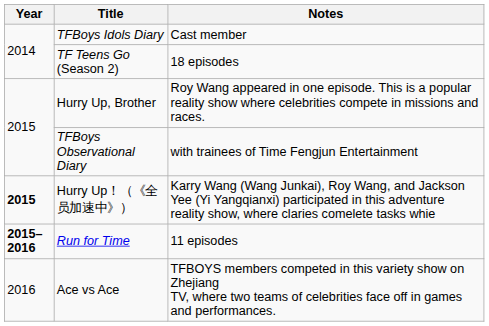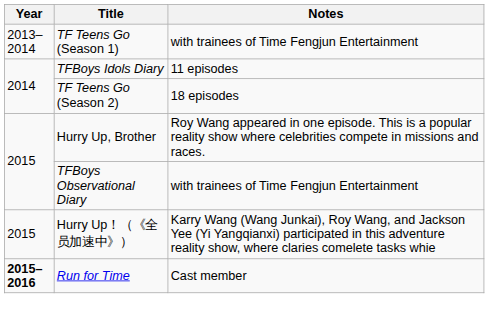+ row: (93, 41)
(208, 34) Cast member -> (204, 68) 11 episodes
(21, 200) bold -> (21, 234) normal
(204, 241) 11 episodes -> (209, 275) Cast member
- row: (88, 289)
